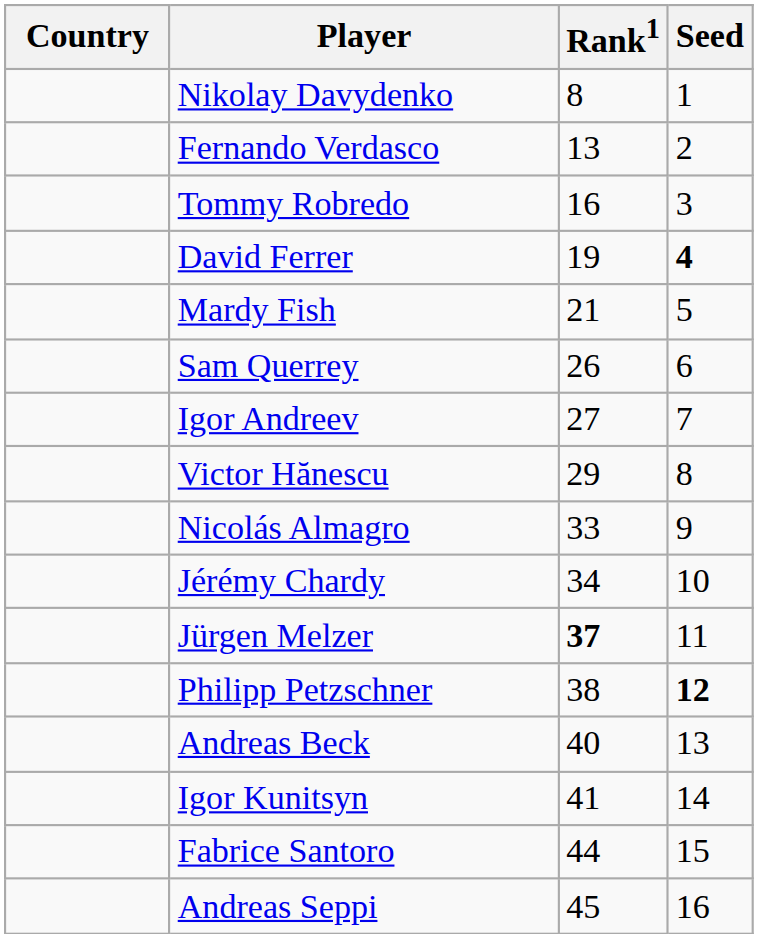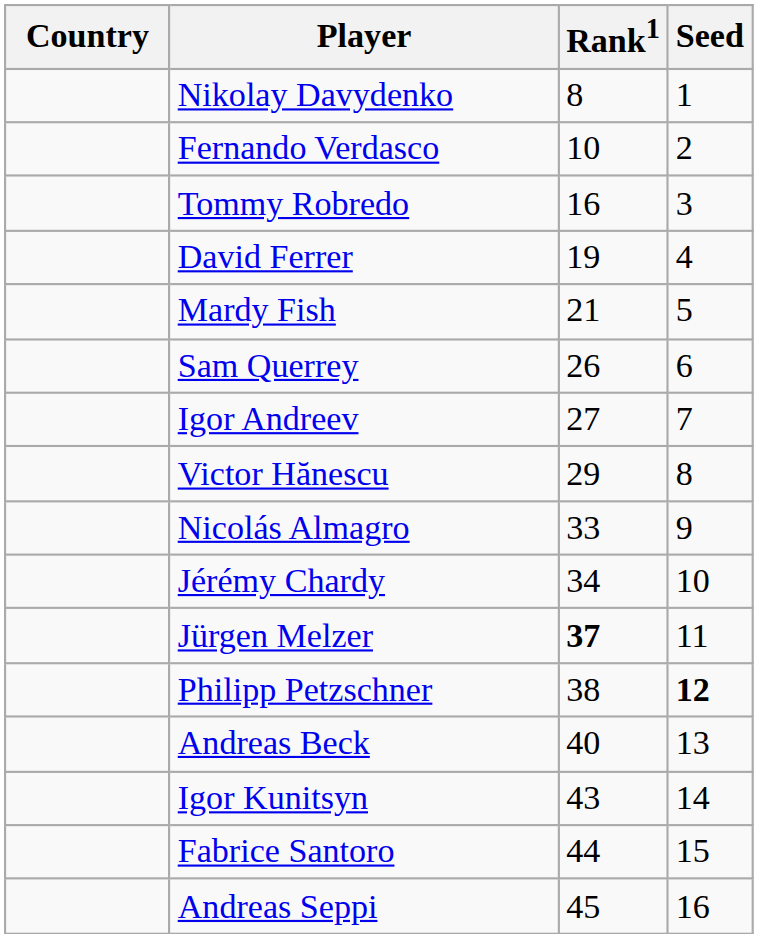(583, 148) 13 -> (583, 148) 10
(684, 256) bold -> (684, 256) normal
(583, 797) 41 -> (583, 797) 43
